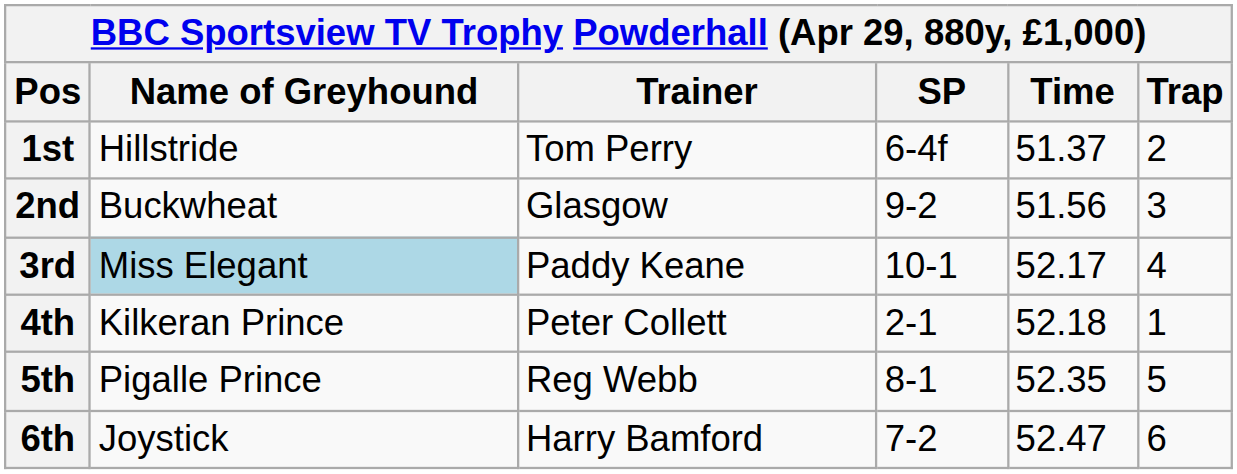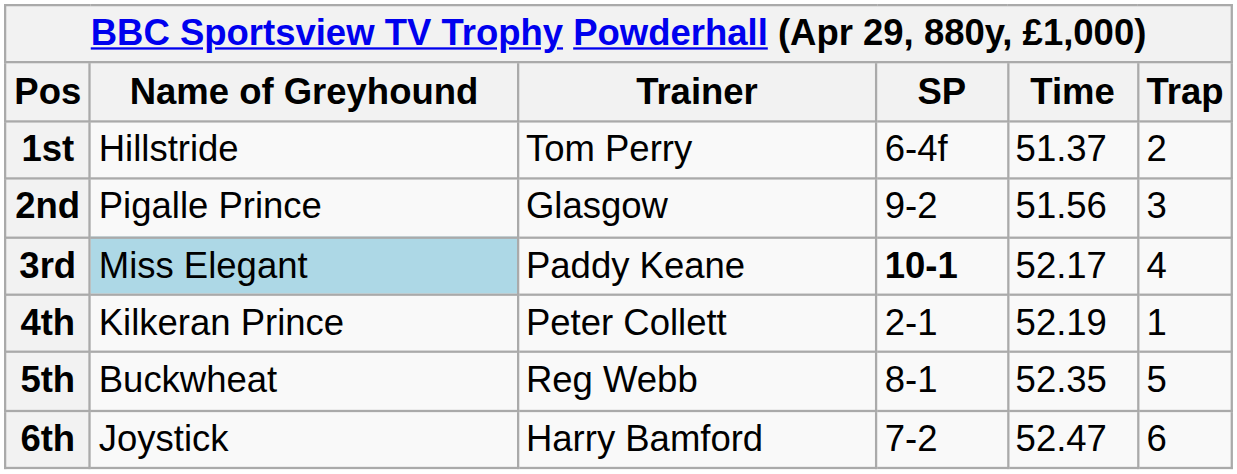(188, 206) Buckwheat -> (210, 206) Pigalle Prince
(921, 264) normal -> (921, 264) bold
(1061, 322) 52.18 -> (1061, 322) 52.19
(210, 380) Pigalle Prince -> (188, 380) Buckwheat
